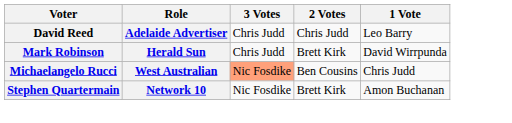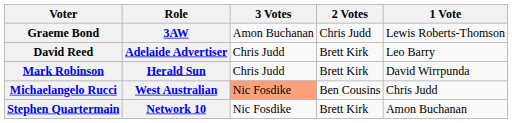+ row: (63, 33)
(323, 33) Chris Judd -> (344, 52) Brett Kirk
